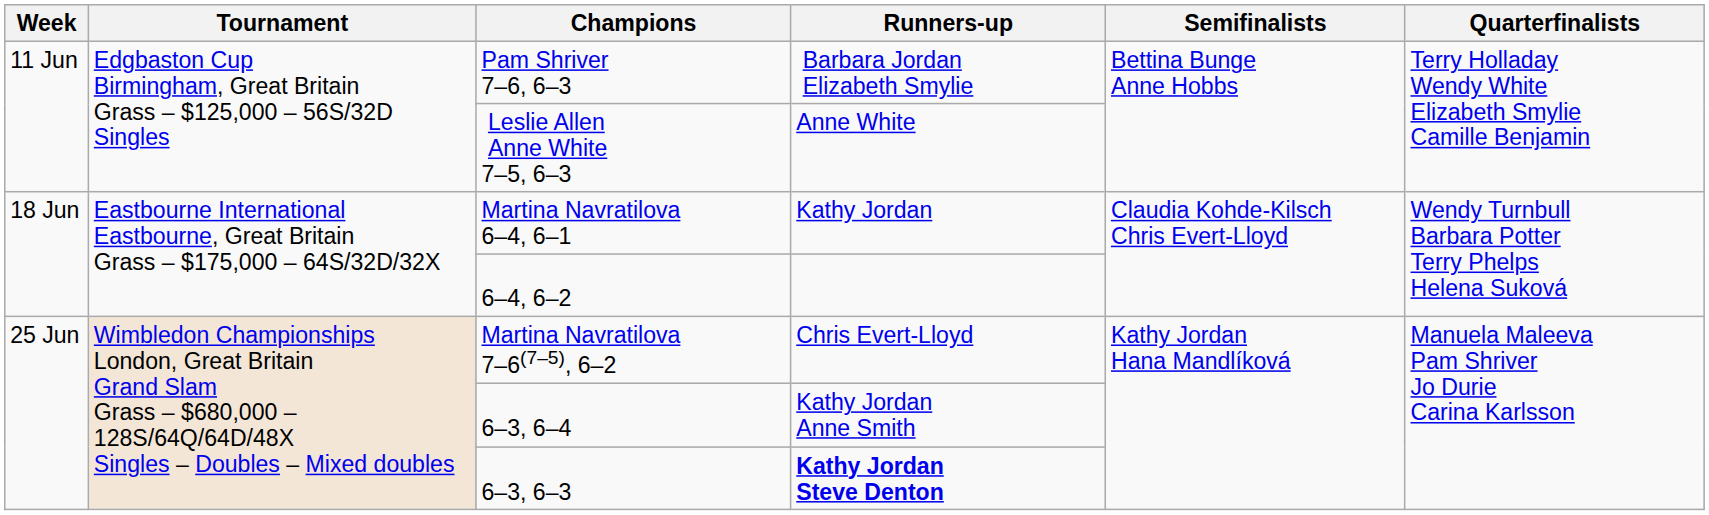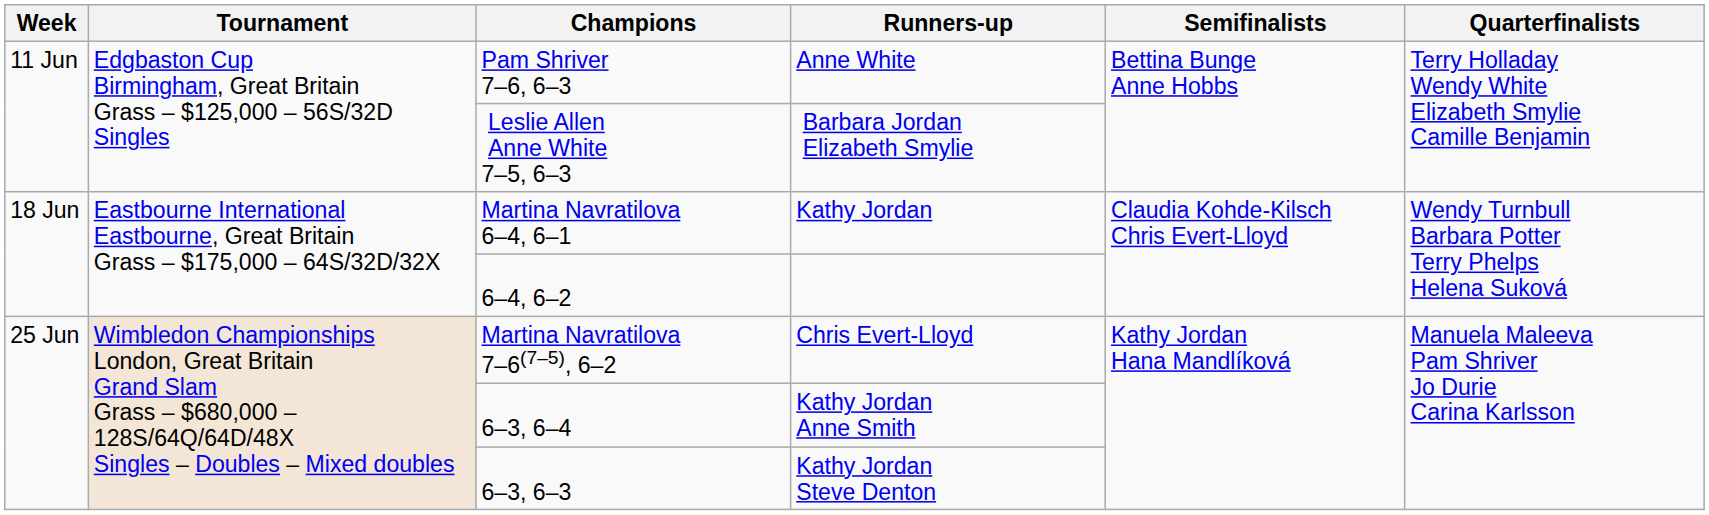(885, 73) Barbara Jordan Elizabeth Smylie -> (856, 60) Anne White
(856, 122) Anne White -> (885, 135) Barbara Jordan Elizabeth Smylie
(870, 478) bold -> (866, 478) normal
